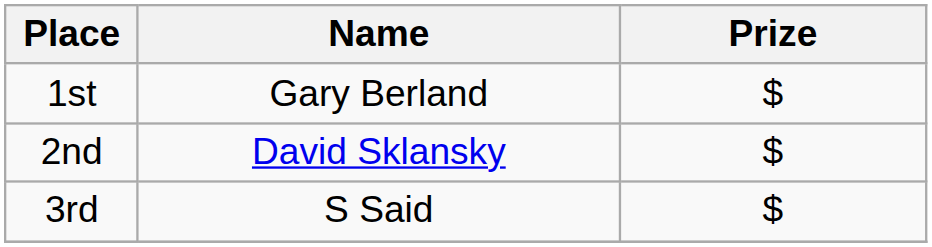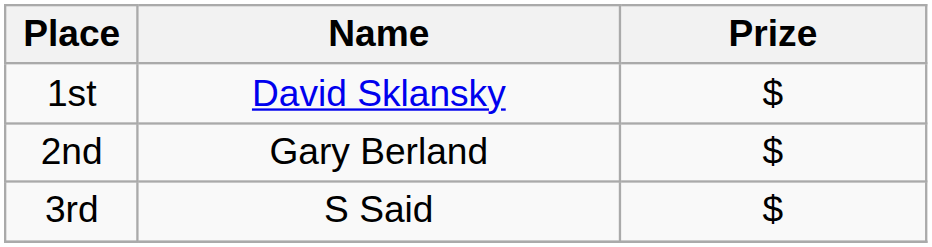(379, 92) Gary Berland -> (379, 92) David Sklansky
(379, 151) David Sklansky -> (379, 151) Gary Berland
